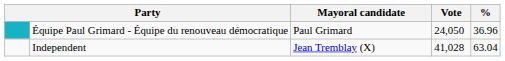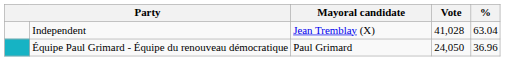rows swapped: (59, 47) <-> (160, 30)
